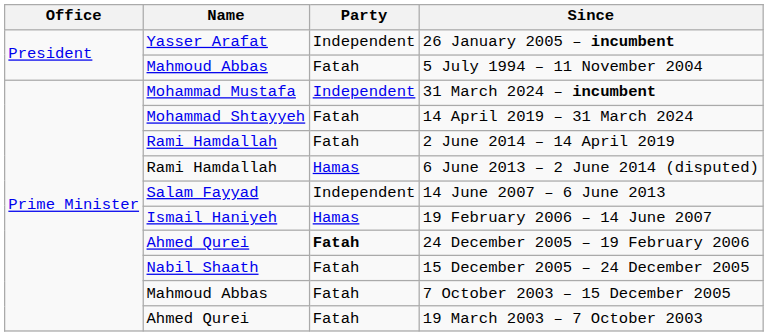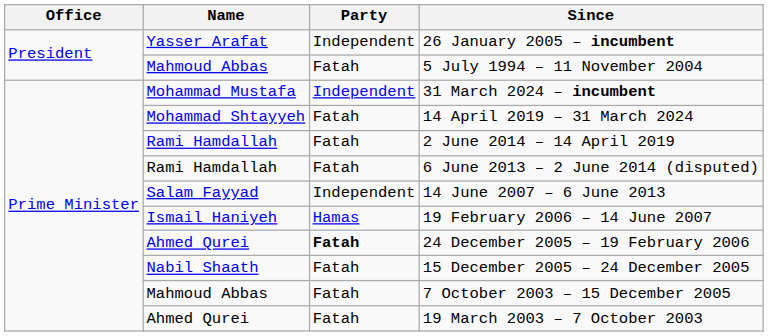(336, 168) Hamas -> (336, 168) Fatah
